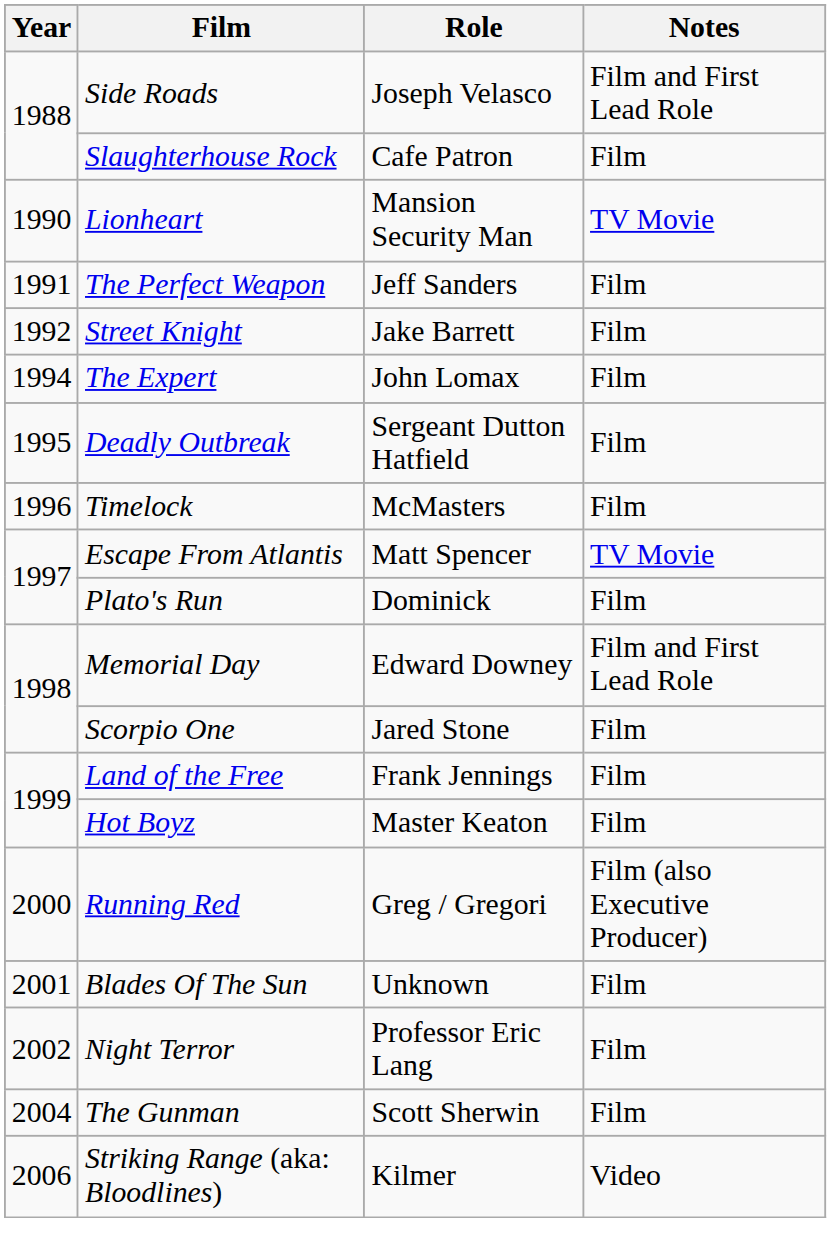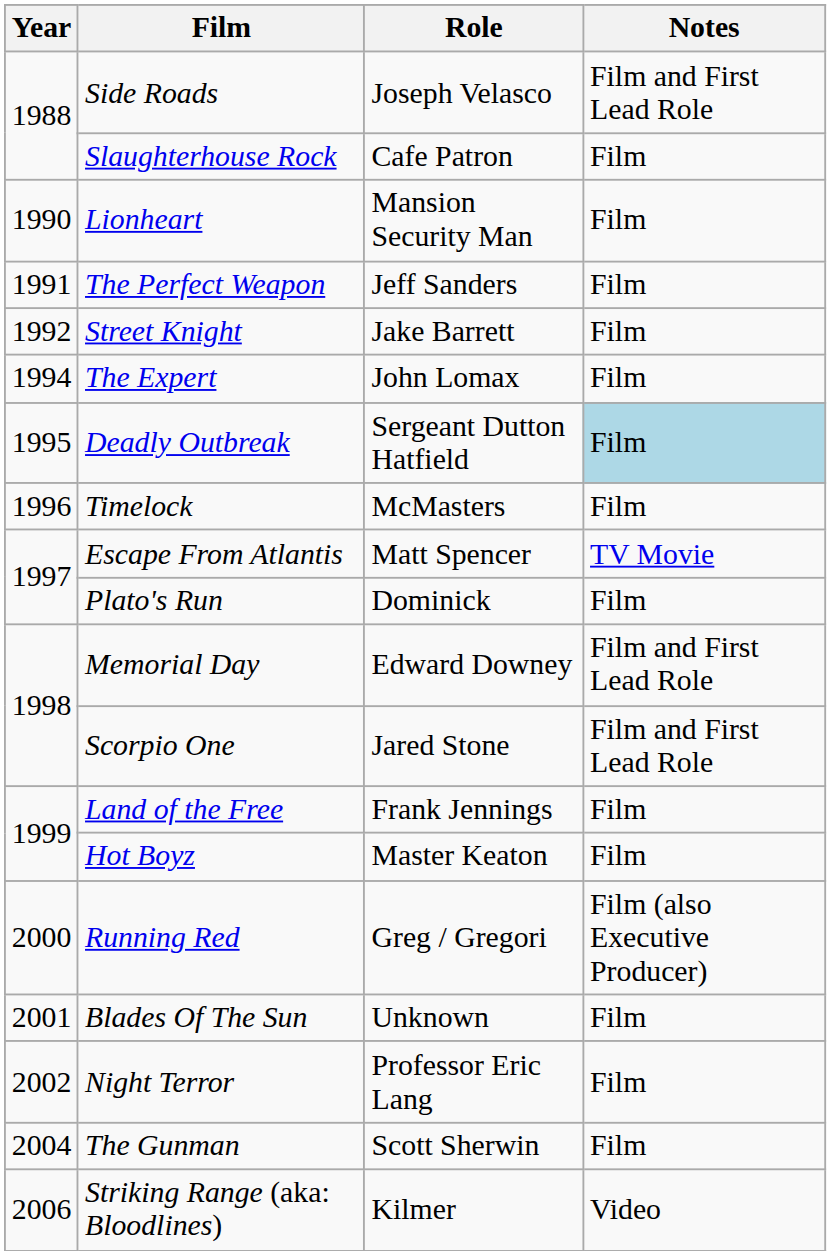(652, 219) TV Movie -> (618, 219) Film
(618, 442) no background -> (618, 442) lightblue background
(618, 728) Film -> (674, 745) Film and First Lead Role
